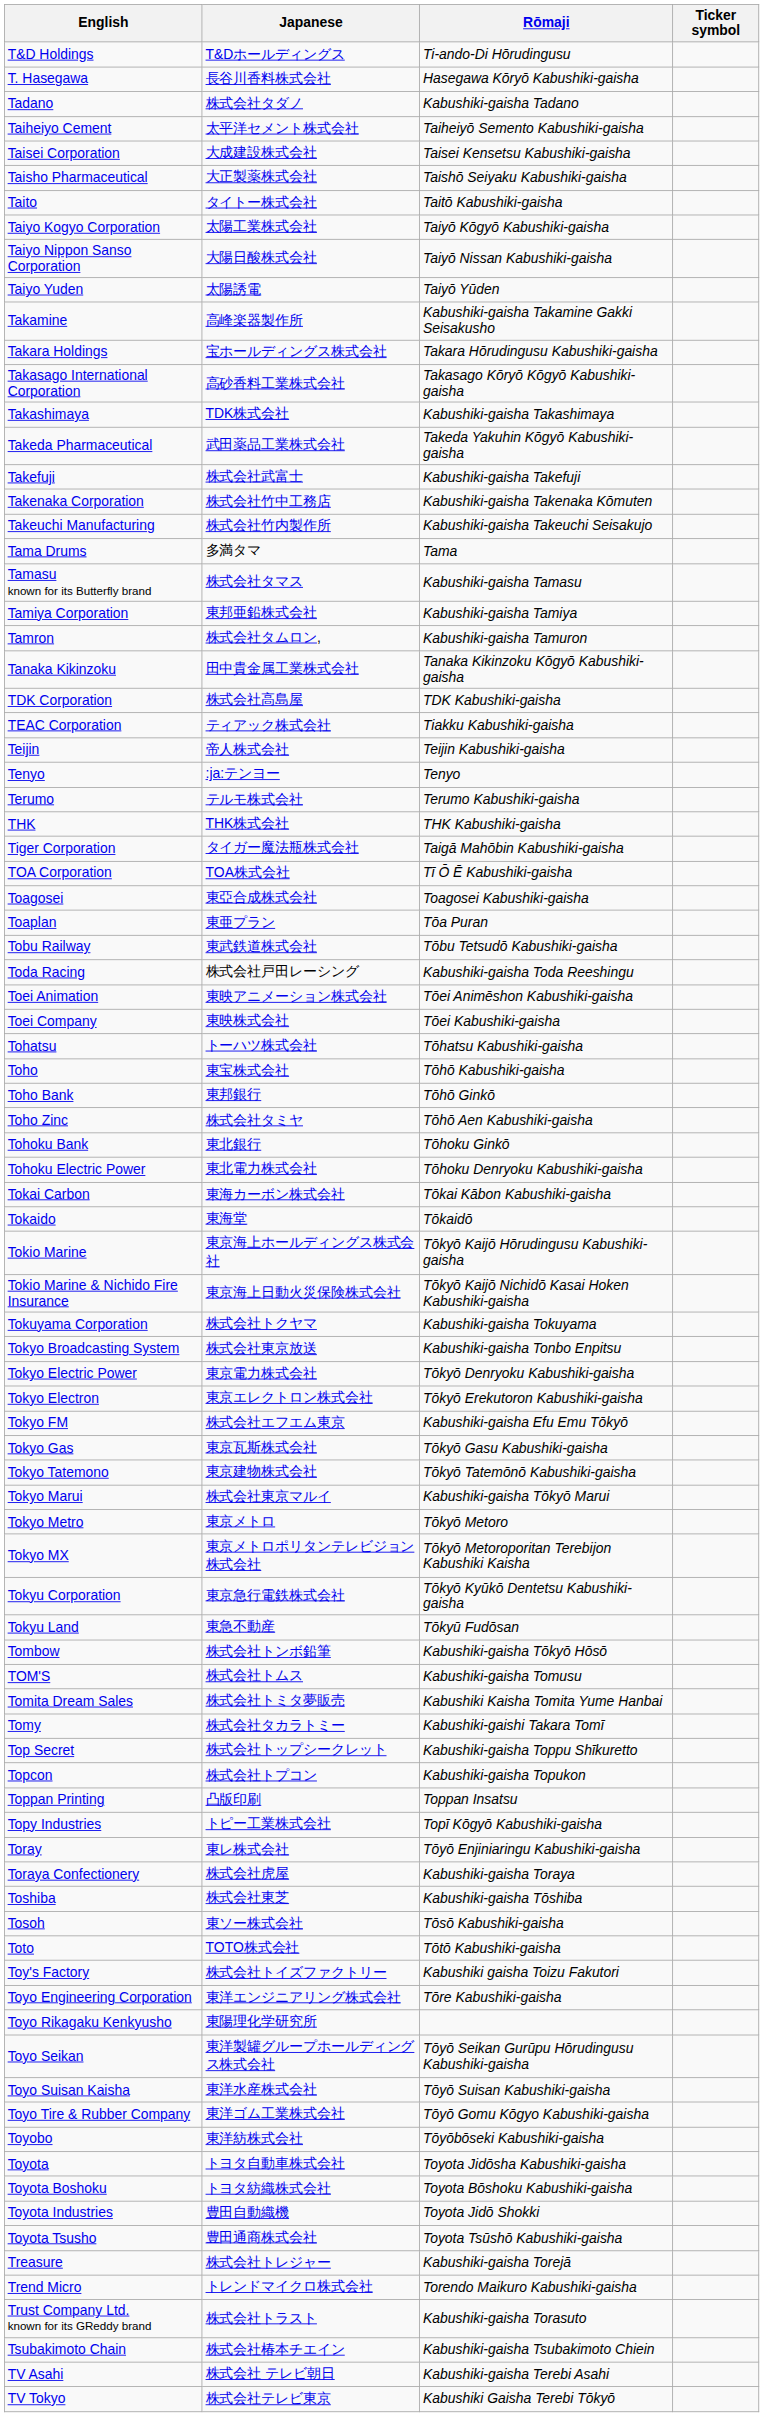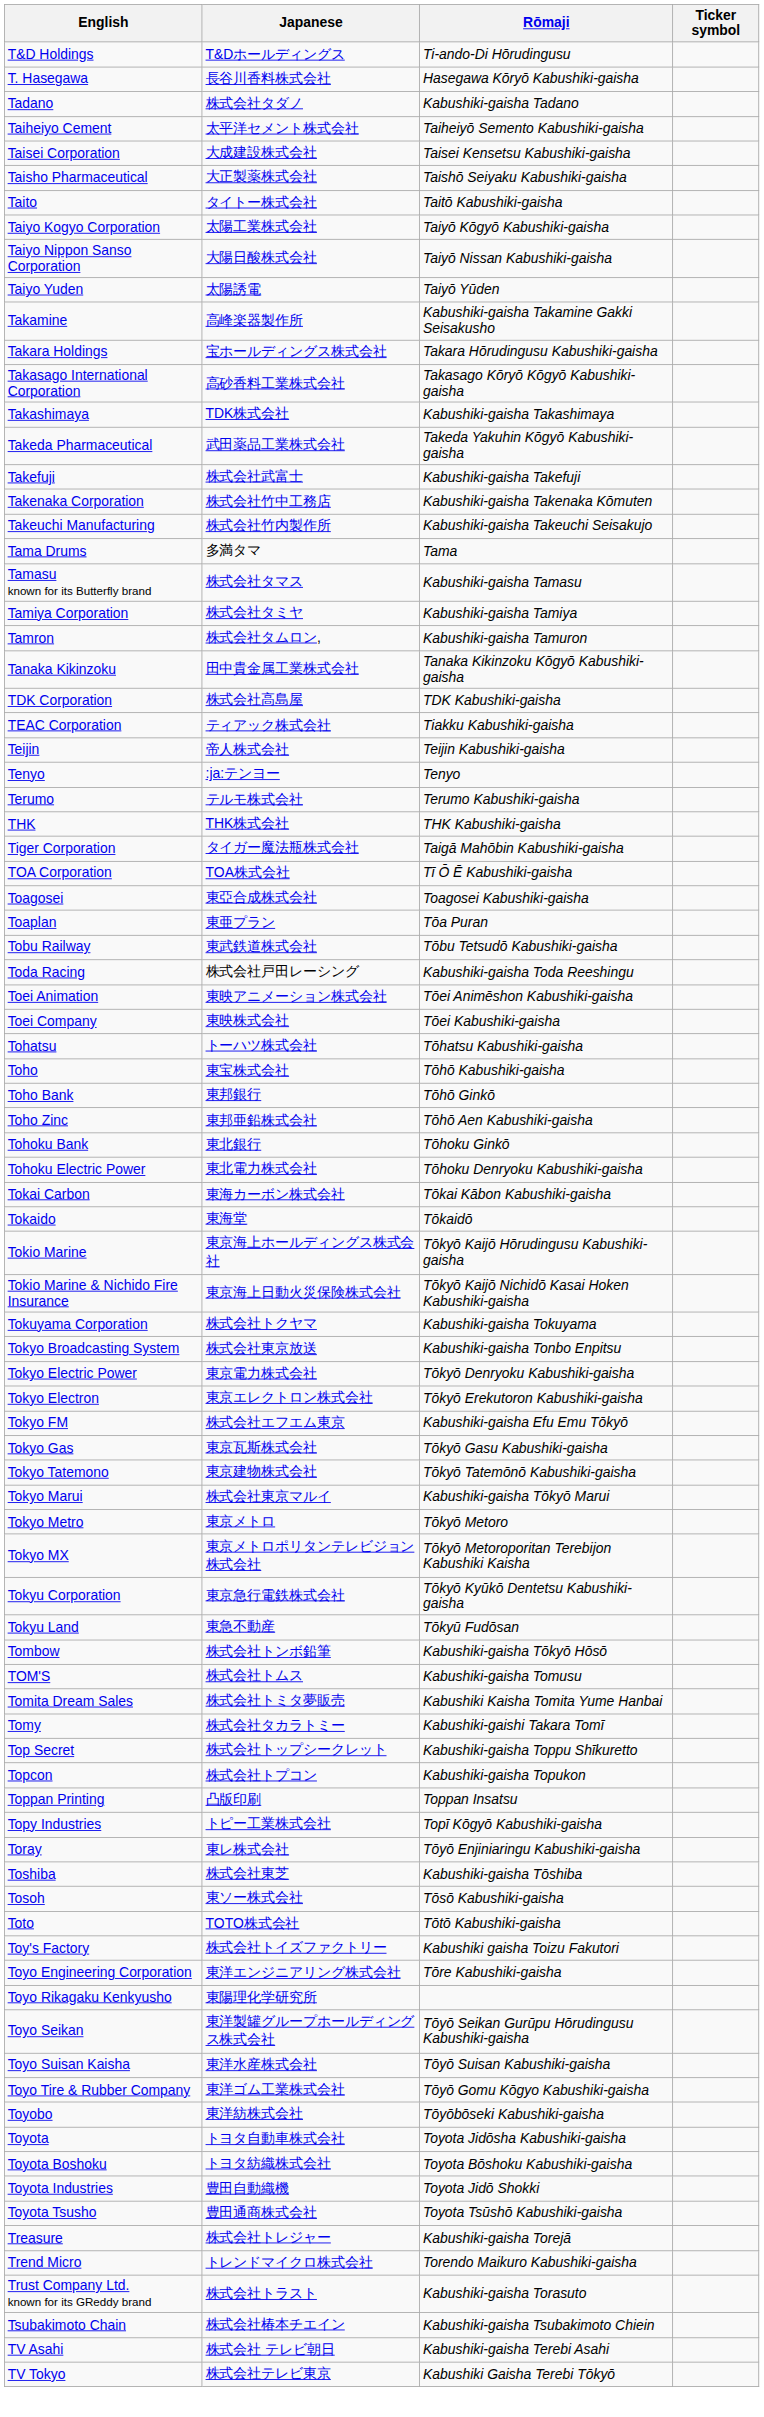(261, 613) 東邦亜鉛株式会社 -> (254, 613) 株式会社タミヤ
(254, 1119) 株式会社タミヤ -> (261, 1119) 東邦亜鉛株式会社
- row: (73, 1874)
